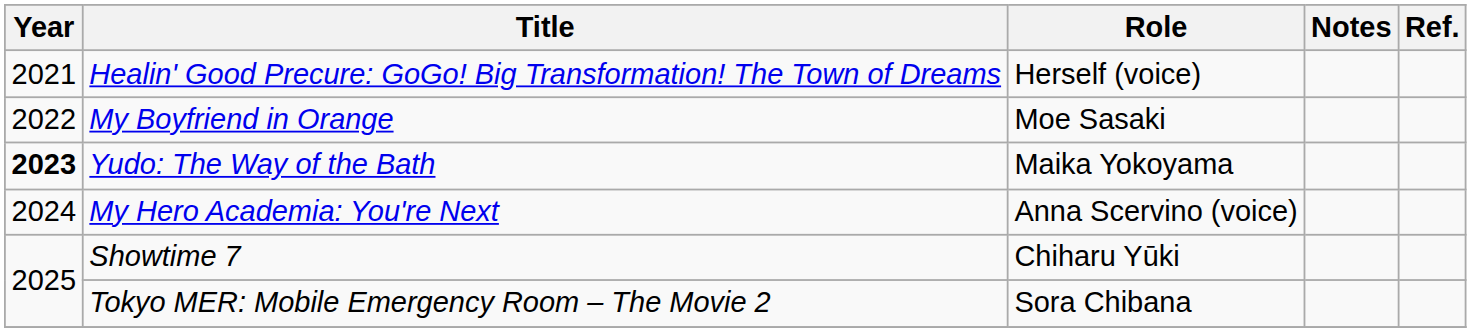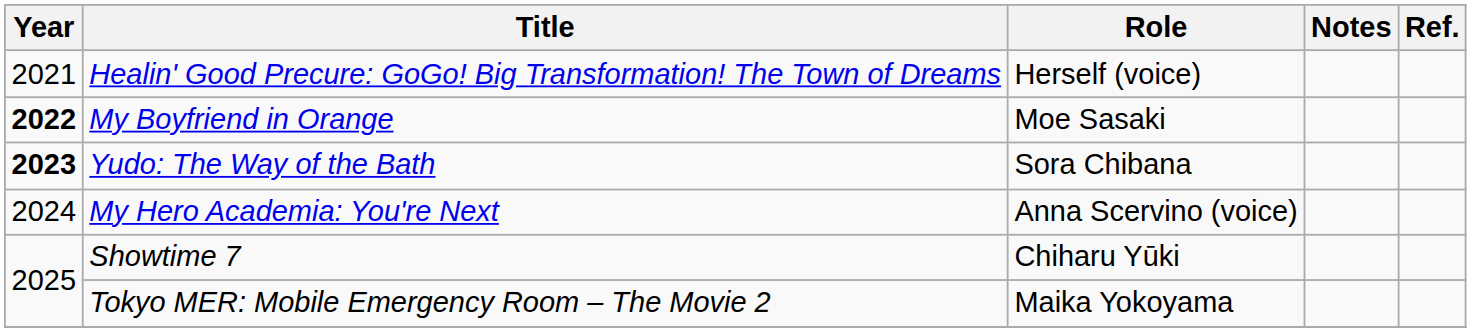(44, 119) normal -> (44, 119) bold
(1124, 165) Maika Yokoyama -> (1103, 165) Sora Chibana
(1103, 303) Sora Chibana -> (1124, 303) Maika Yokoyama
